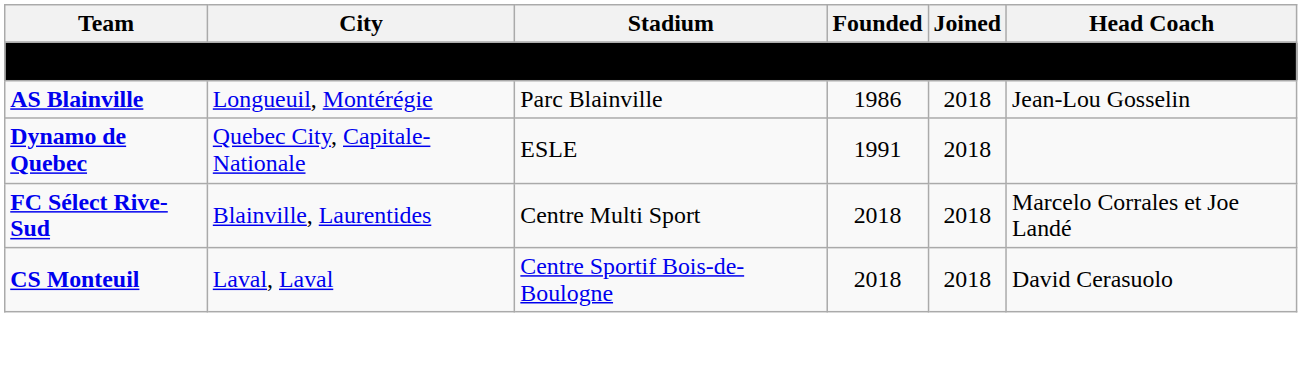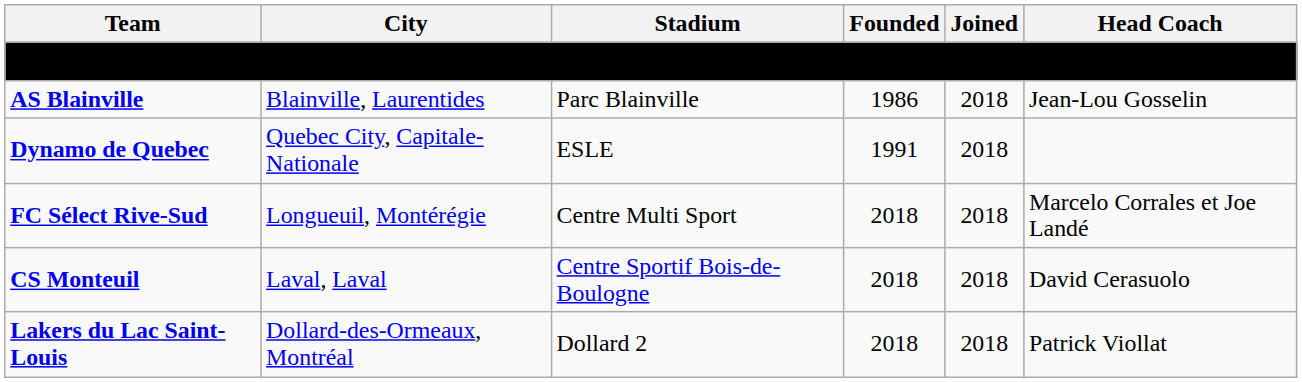(323, 99) Longueuil, Montérégie -> (375, 99) Blainville, Laurentides
(322, 214) Blainville, Laurentides -> (376, 214) Longueuil, Montérégie
+ row: (118, 344)
